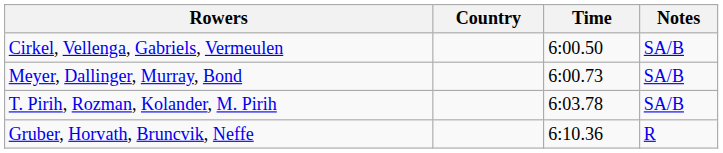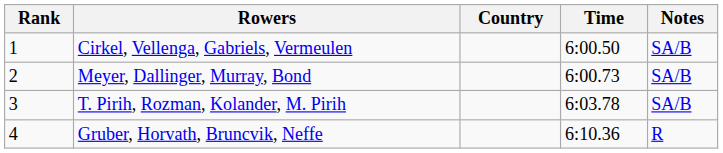+ column: (39, 18)
